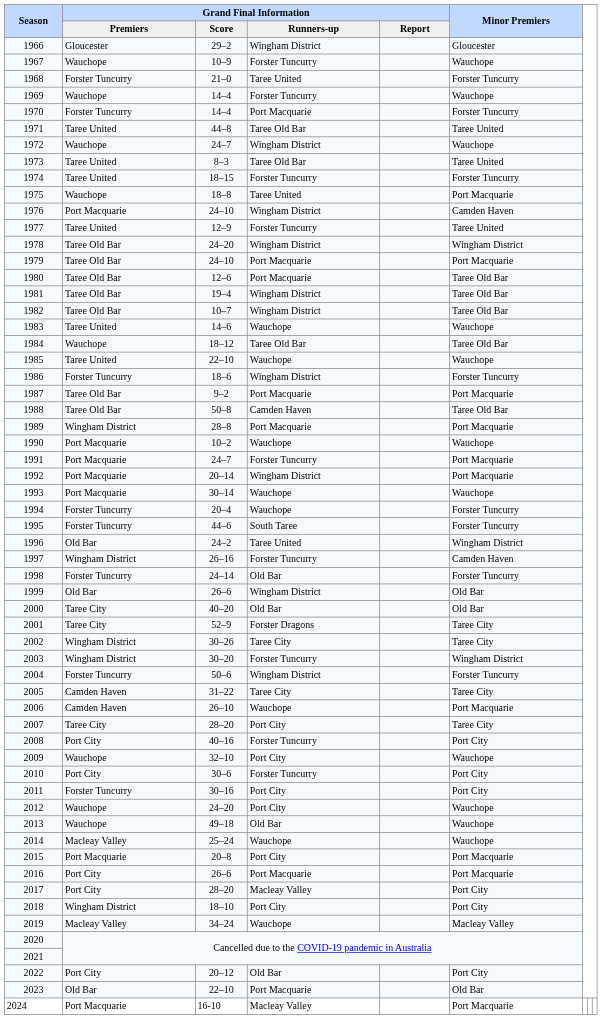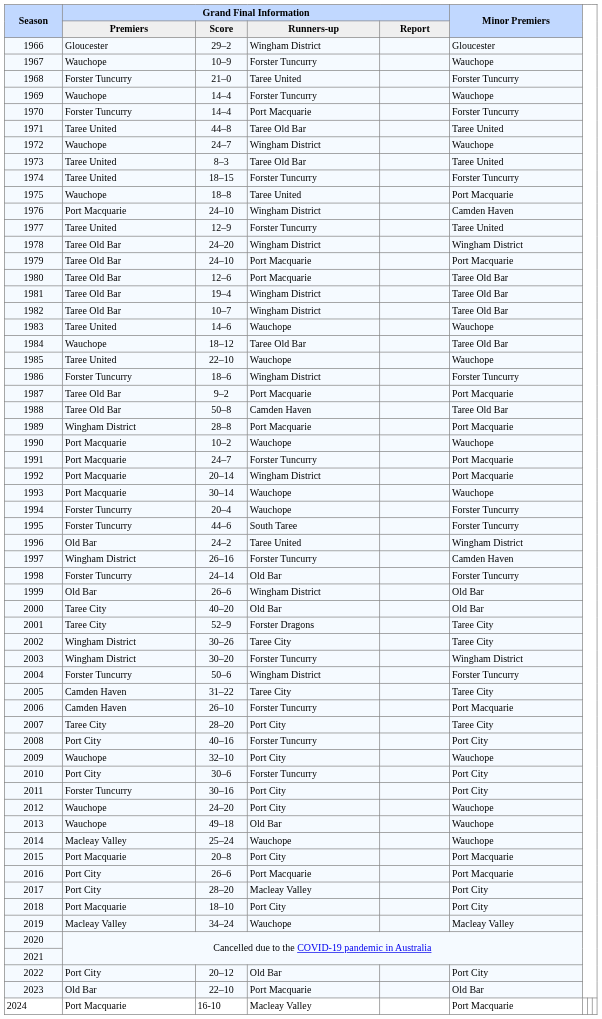(271, 708) Wauchope -> (283, 708) Forster Tuncurry
(100, 907) Wingham District -> (96, 907) Port Macquarie
